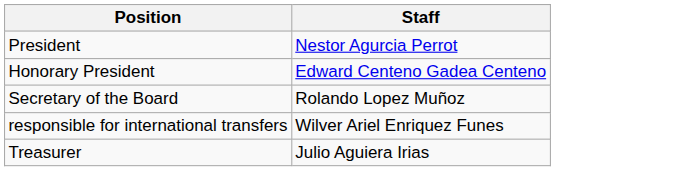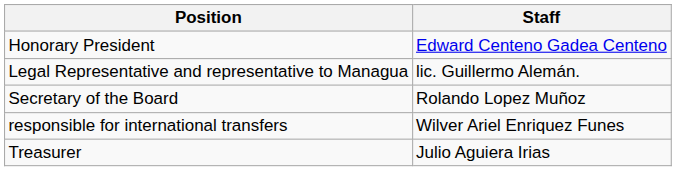- row: (44, 44)
+ row: (208, 71)
